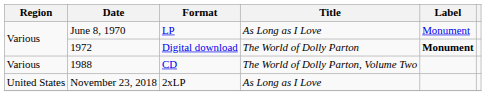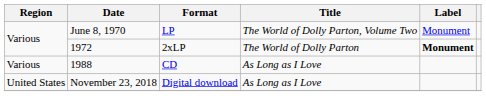(282, 30) As Long as I Love -> (330, 30) The World of Dolly Parton, Volume Two
(200, 47) Digital download -> (174, 47) 2xLP
(330, 64) The World of Dolly Parton, Volume Two -> (282, 64) As Long as I Love
(174, 82) 2xLP -> (200, 82) Digital download
